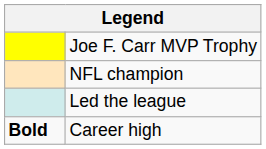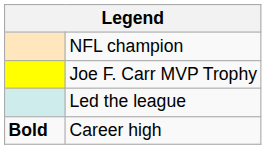rows swapped: (163, 46) <-> (126, 74)
